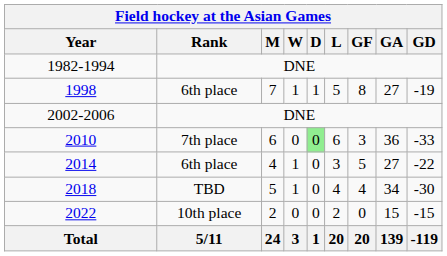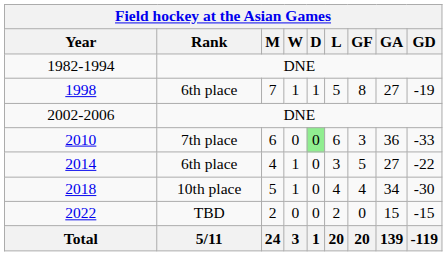(209, 189) TBD -> (209, 189) 10th place
(209, 213) 10th place -> (209, 213) TBD
